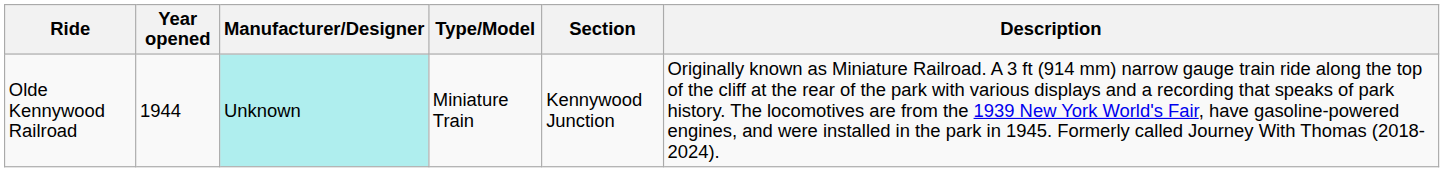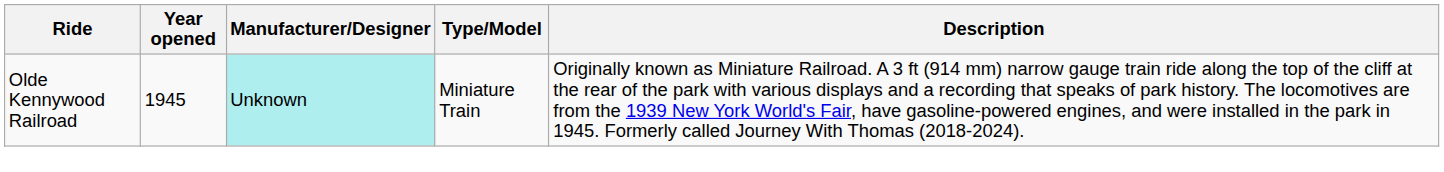- column: (603, 29)
(161, 110) 1944 -> (165, 100) 1945
